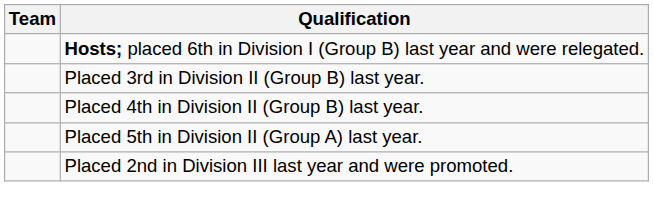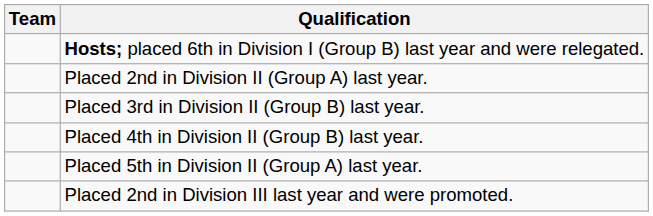+ row: (246, 78)
